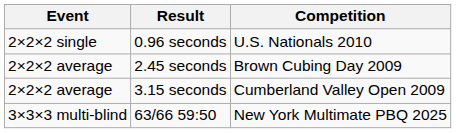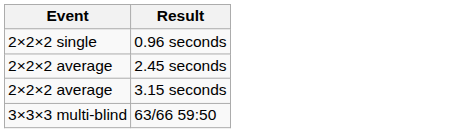- column: (340, 16)
